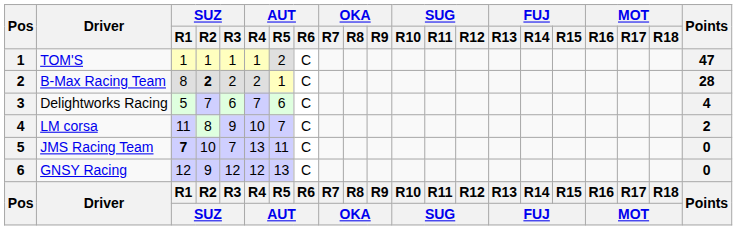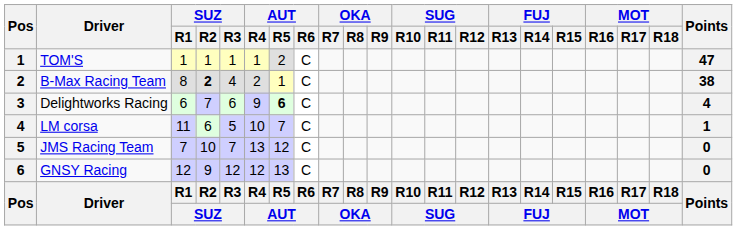(232, 81) 2 -> (232, 81) 4
(707, 81) 28 -> (707, 81) 38
(183, 103) 5 -> (183, 103) 6
(257, 103) 7 -> (257, 103) 9
(282, 103) normal -> (282, 103) bold
(208, 126) 8 -> (208, 126) 6
(232, 126) 9 -> (232, 126) 5
(707, 126) 2 -> (707, 126) 1
(183, 148) bold -> (183, 148) normal
(282, 148) 11 -> (282, 148) 12
